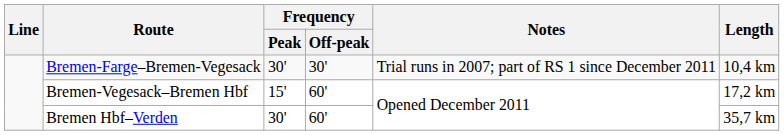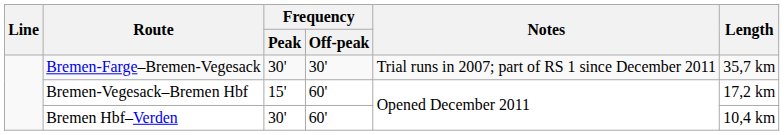(749, 67) 10,4 km -> (749, 67) 35,7 km
(749, 117) 35,7 km -> (749, 117) 10,4 km
